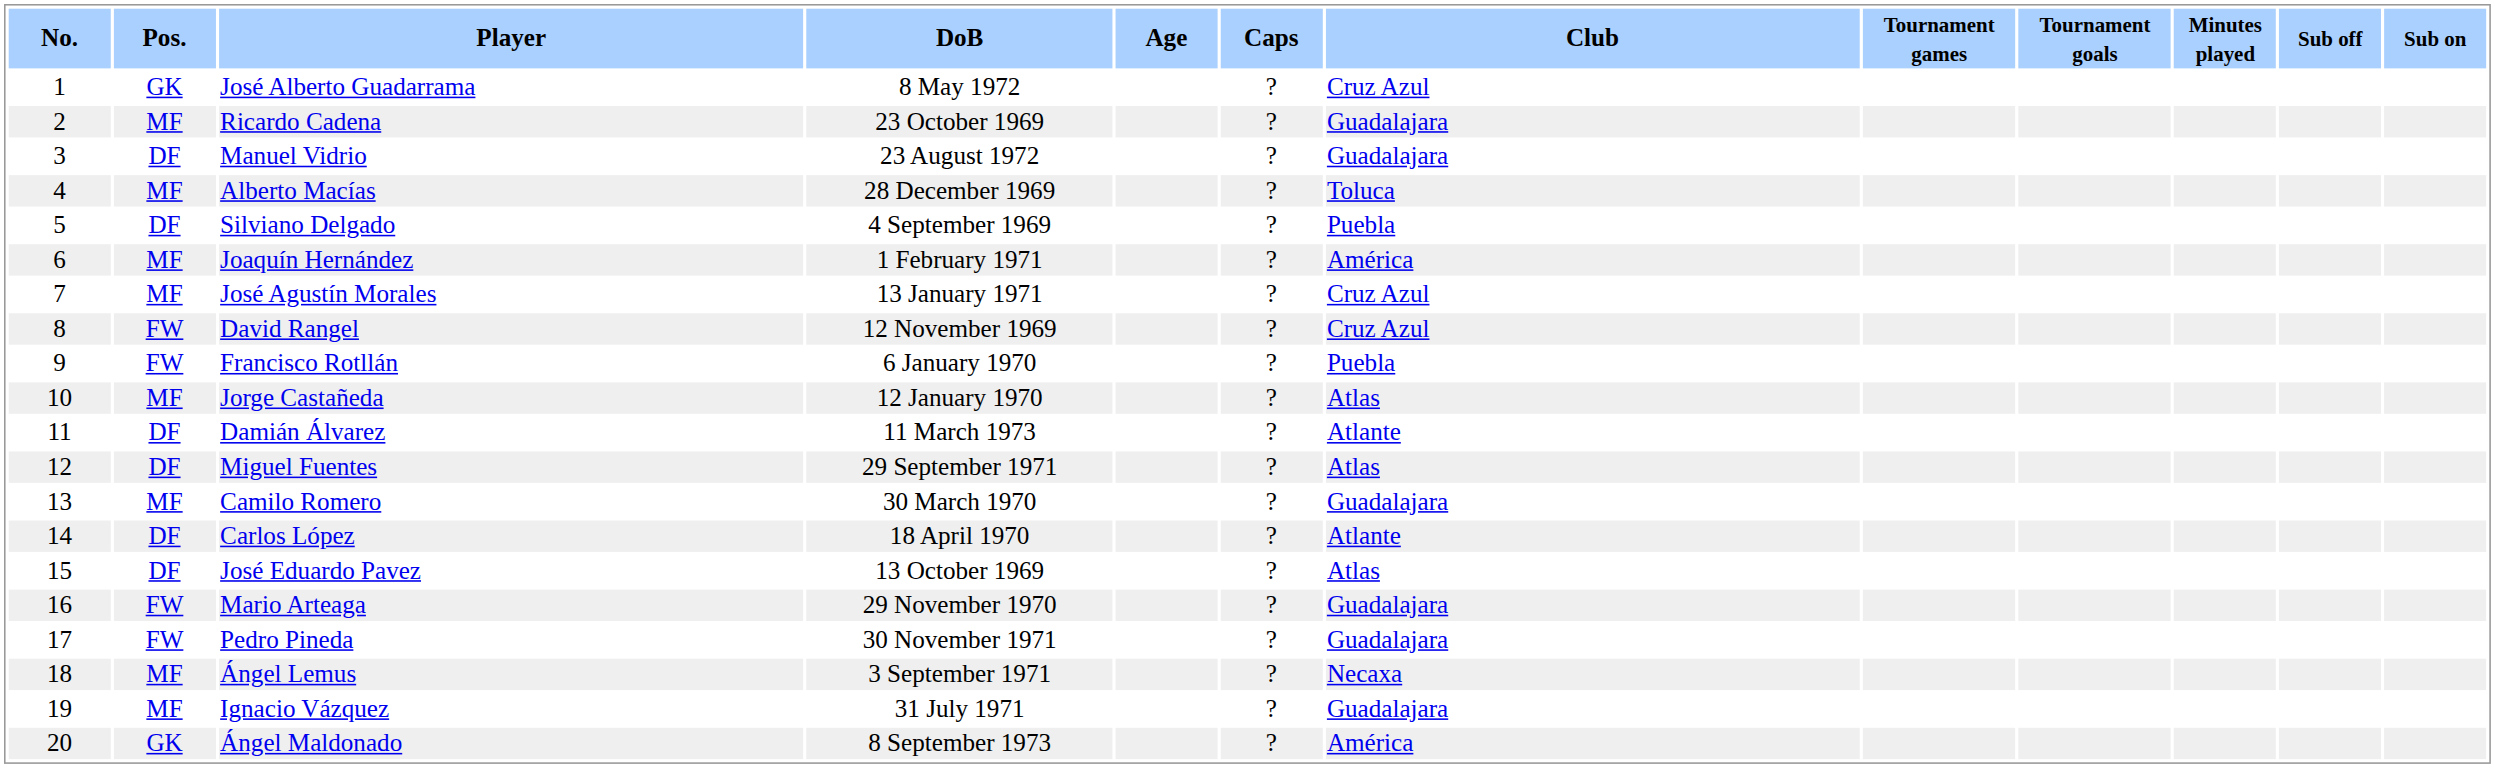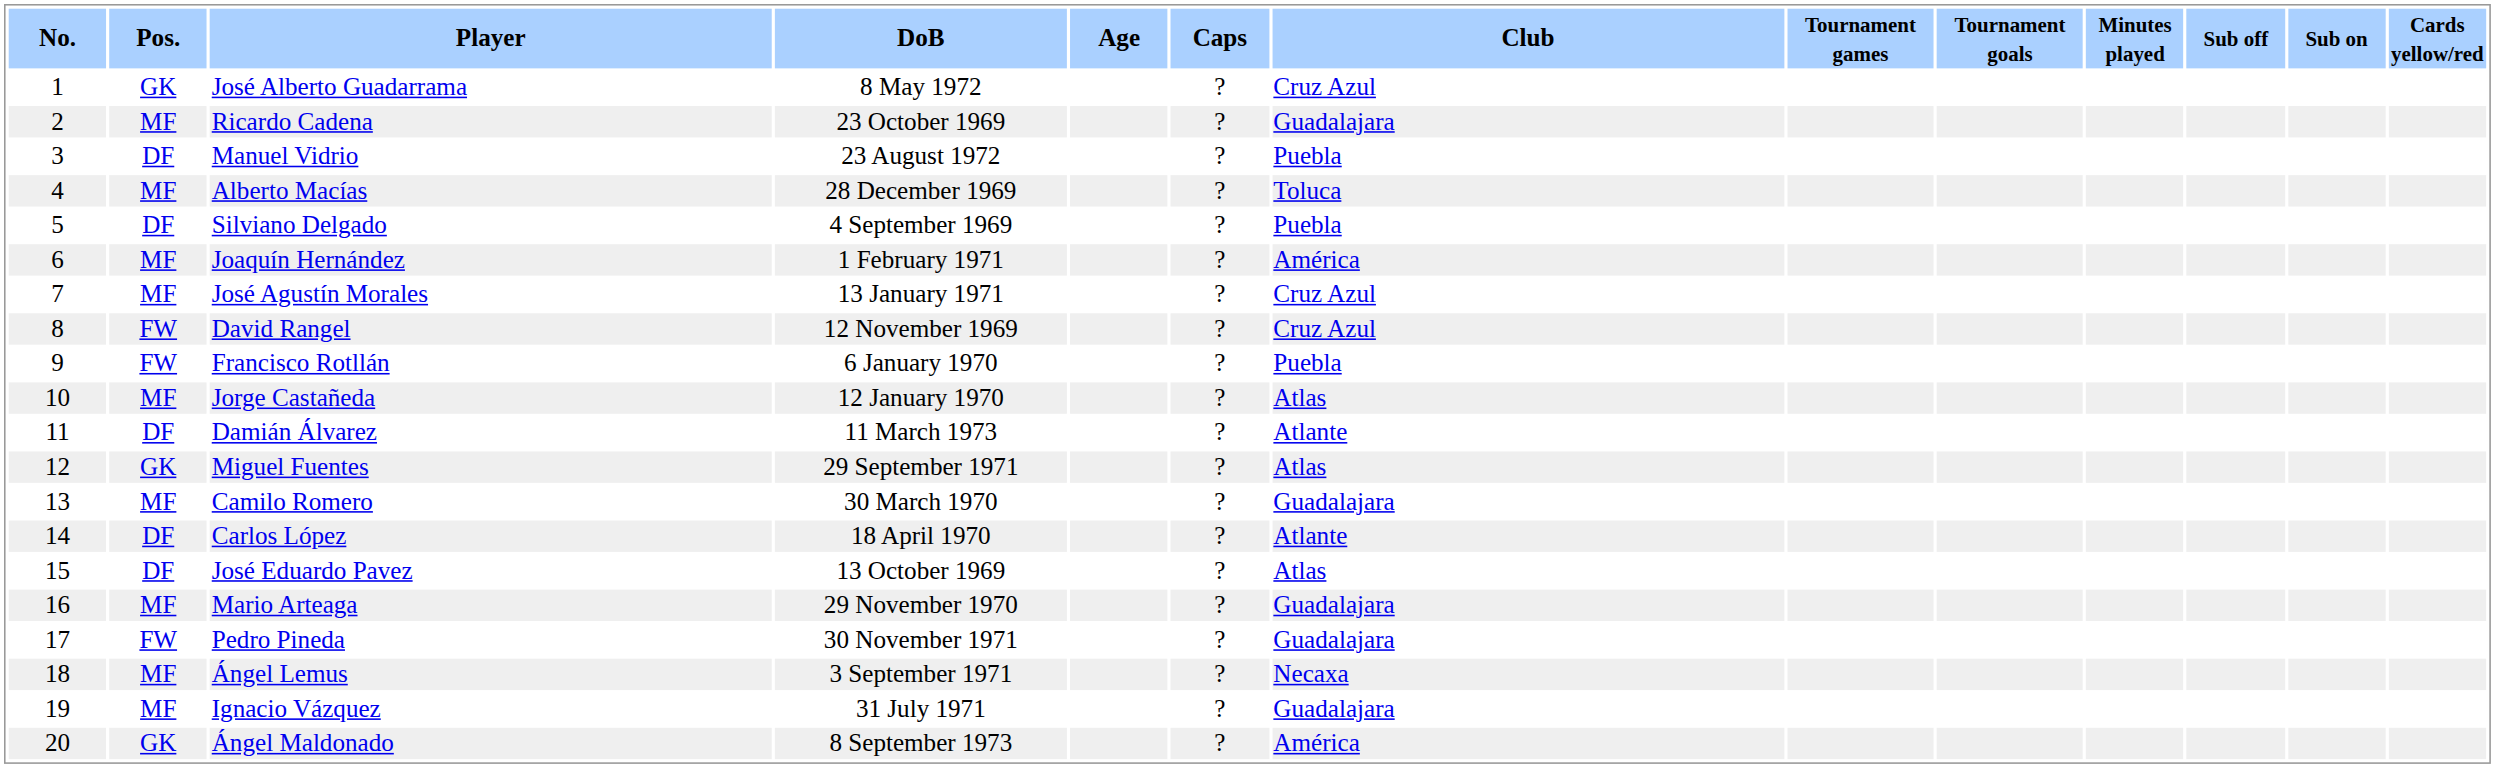+ column: (2437, 39)
(1388, 156) Guadalajara -> (1308, 156) Puebla
(165, 466) DF -> (158, 466) GK
(165, 605) FW -> (158, 605) MF
